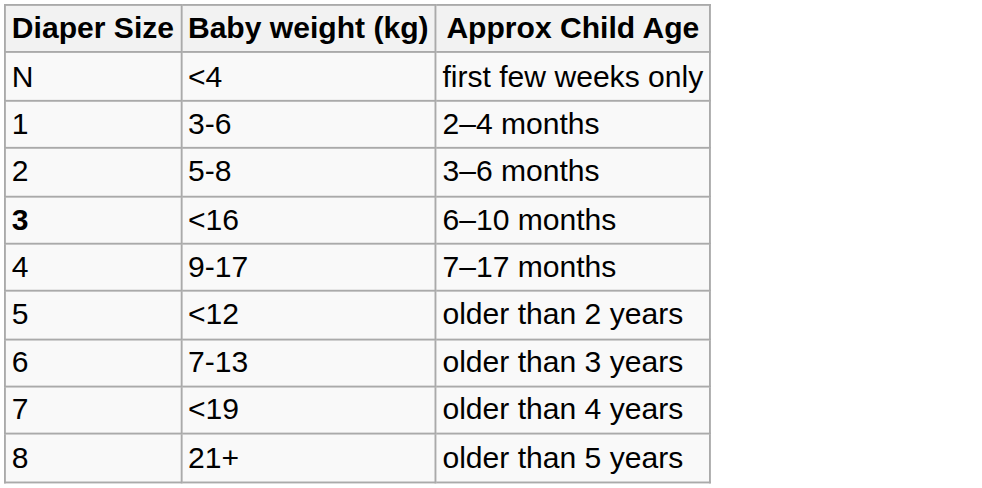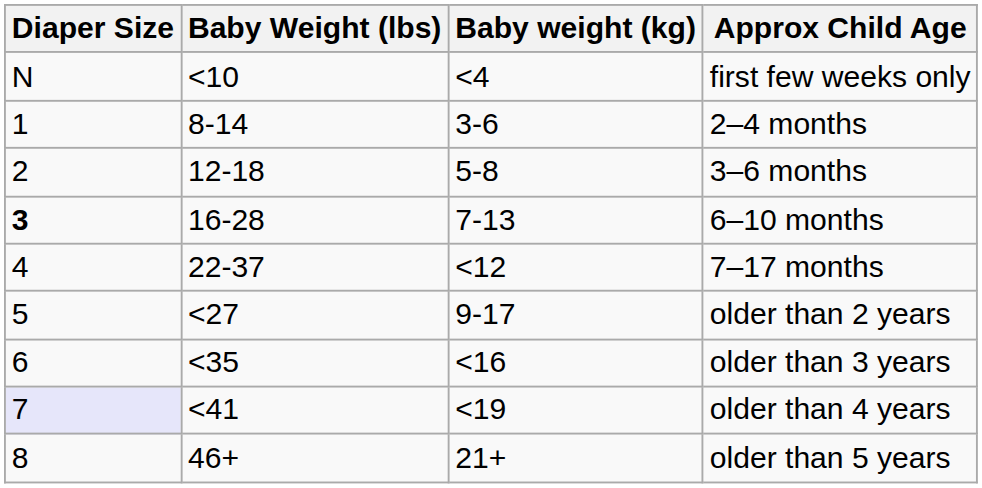+ column: (315, 28)
(213, 219) <16 -> (485, 219) 7-13
(218, 266) 9-17 -> (481, 266) <12
(213, 314) <12 -> (485, 314) 9-17
(218, 362) 7-13 -> (481, 362) <16
(20, 409) no background -> (20, 409) lavender background
